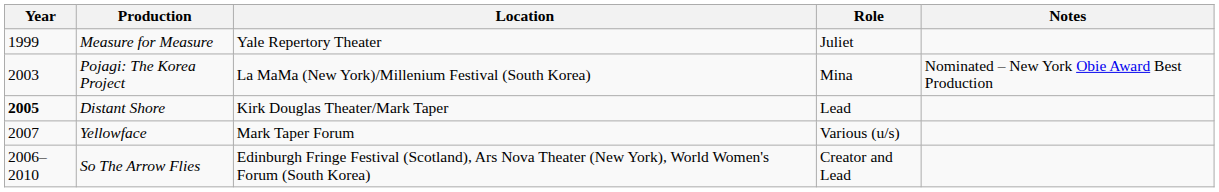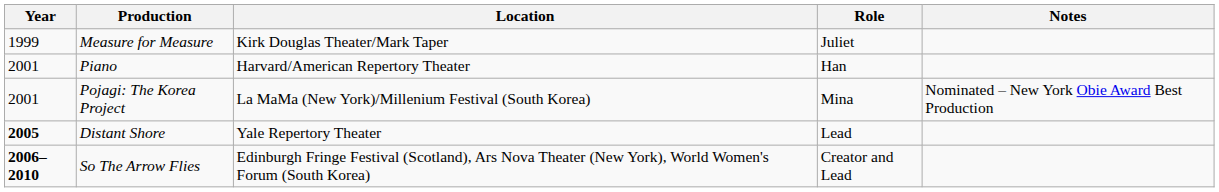(309, 41) Yale Repertory Theater -> (342, 41) Kirk Douglas Theater/Mark Taper
+ row: (98, 66)
(24, 74) 2003 -> (24, 99) 2001
(343, 108) Kirk Douglas Theater/Mark Taper -> (309, 132) Yale Repertory Theater
- row: (113, 132)
(27, 166) normal -> (27, 166) bold
